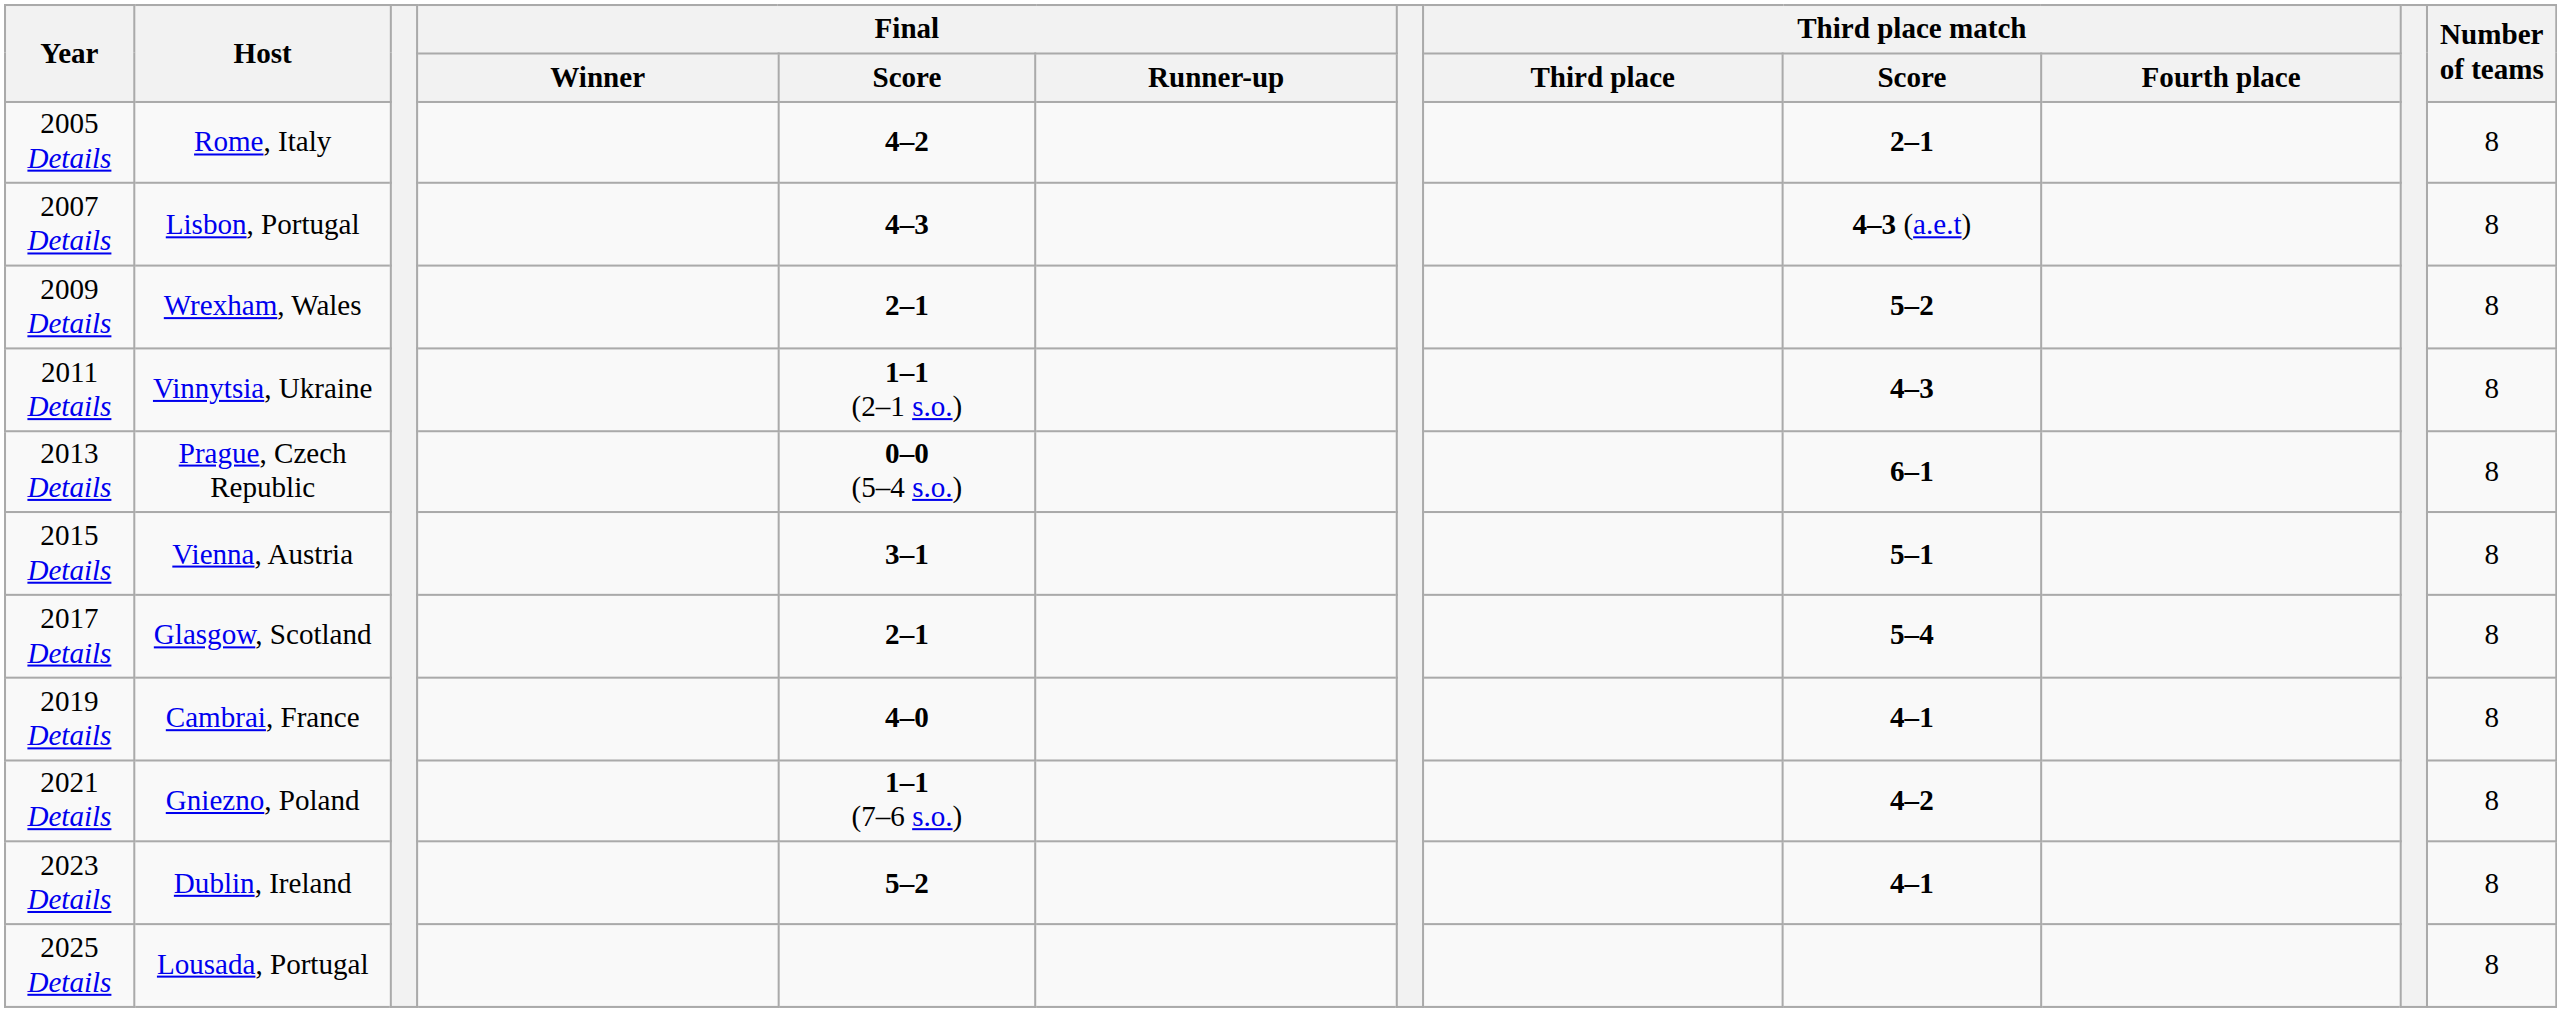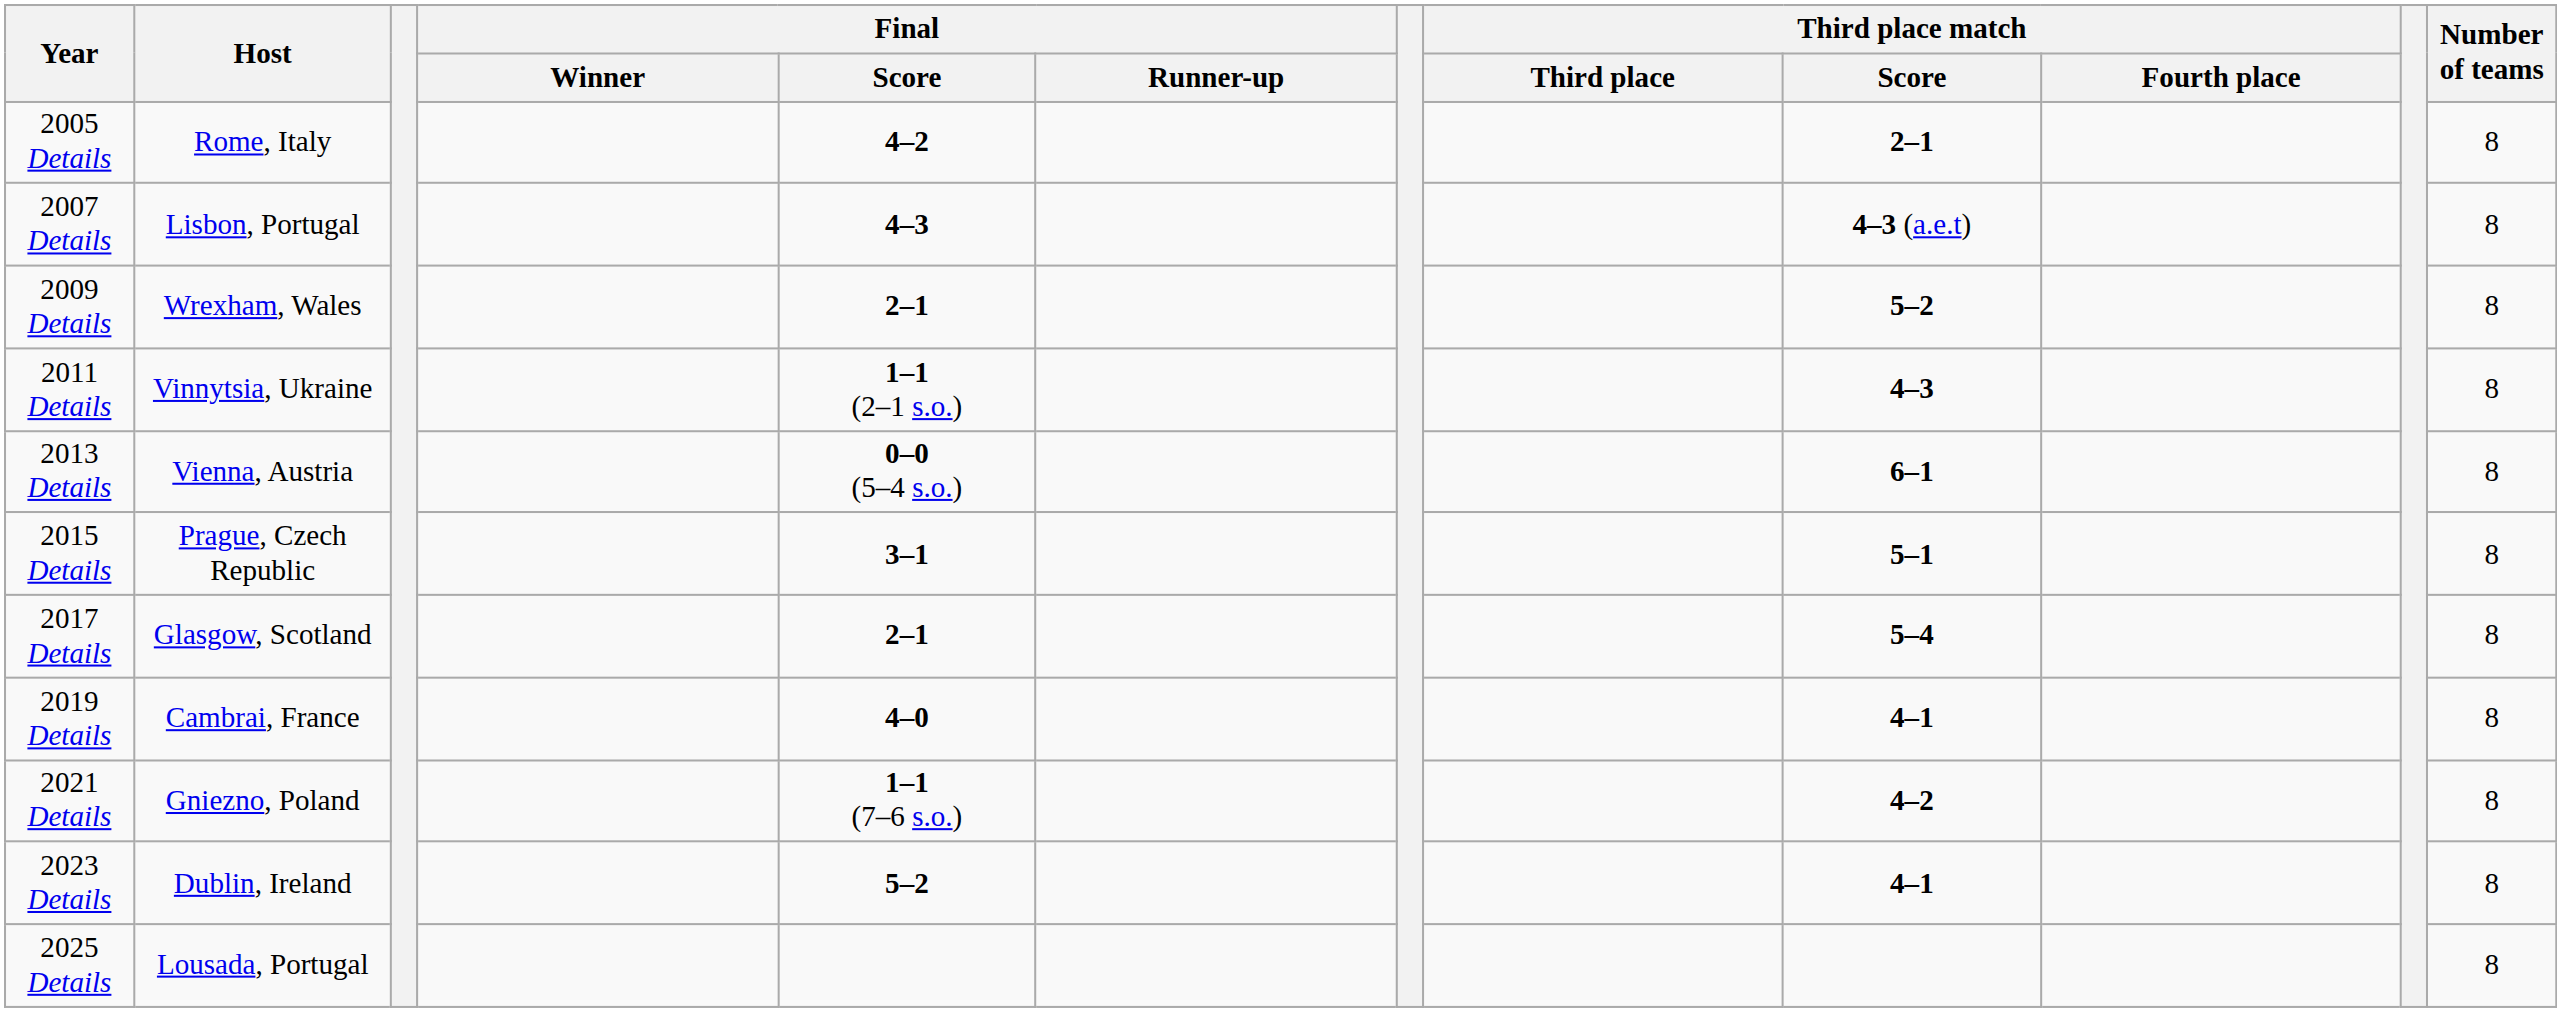(263, 471) Prague, Czech Republic -> (263, 471) Vienna, Austria
(263, 553) Vienna, Austria -> (263, 553) Prague, Czech Republic
